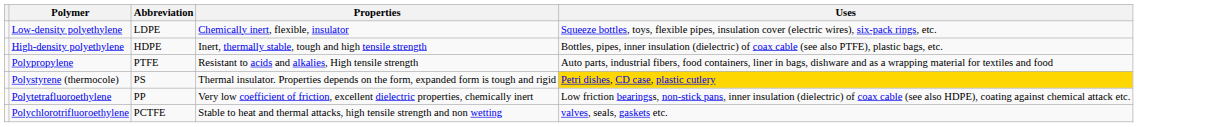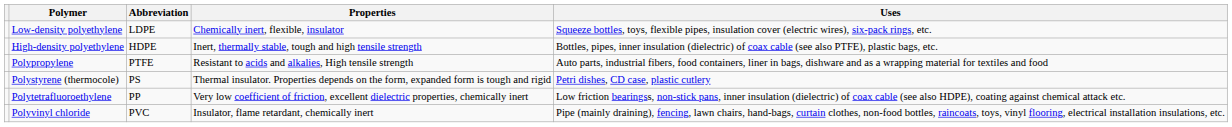(638, 79) gold background -> (633, 79) no background
+ row: (51, 113)
- row: (70, 113)
